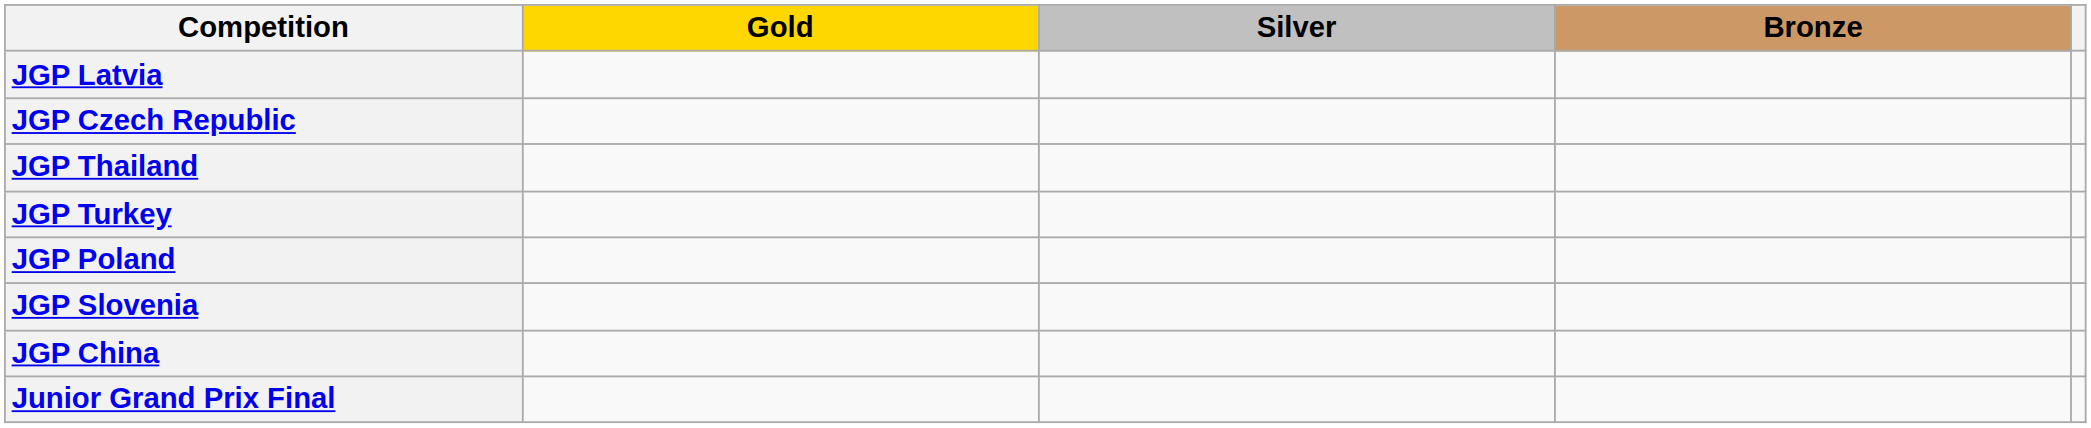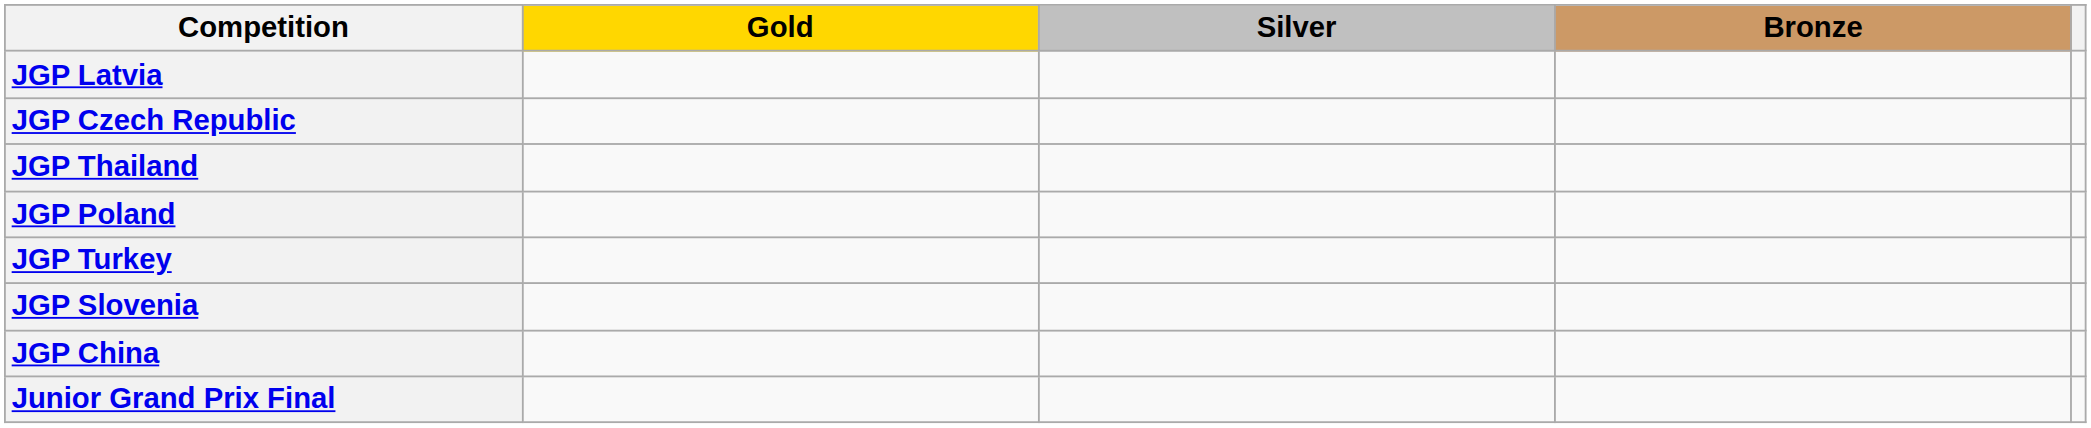rows swapped: (92, 213) <-> (94, 259)
